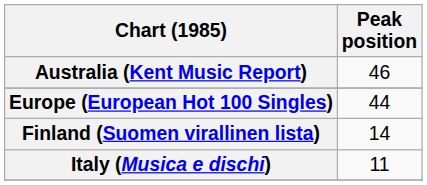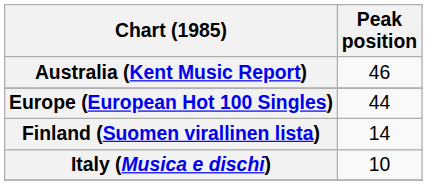(379, 164) 11 -> (379, 164) 10
